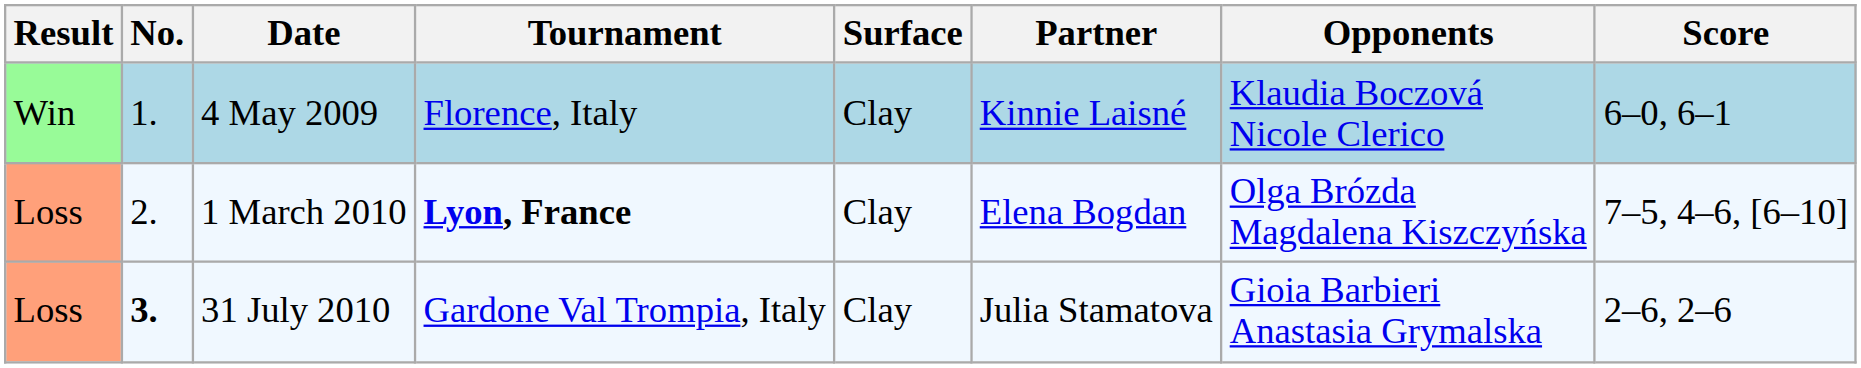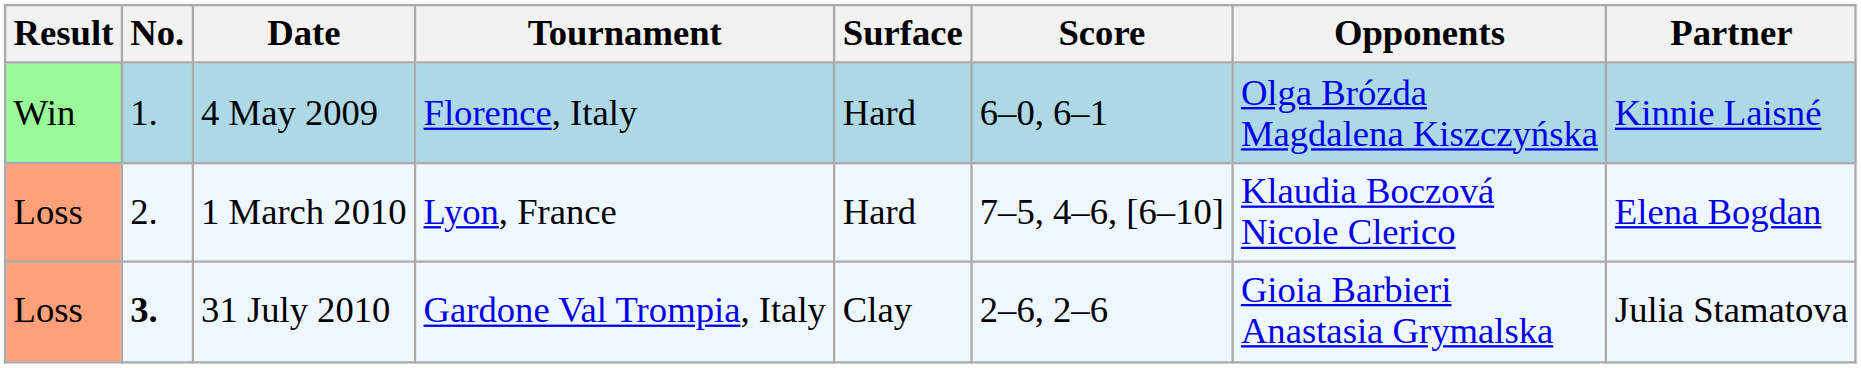columns swapped: (1096, 33) <-> (1726, 33)
(877, 112) Clay -> (879, 112) Hard
(1356, 112) Klaudia Boczová Nicole Clerico -> (1419, 112) Olga Brózda Magdalena Kiszczyńska
(527, 211) bold -> (520, 211) normal
(877, 211) Clay -> (879, 211) Hard
(1408, 211) Olga Brózda Magdalena Kiszczyńska -> (1368, 211) Klaudia Boczová Nicole Clerico
